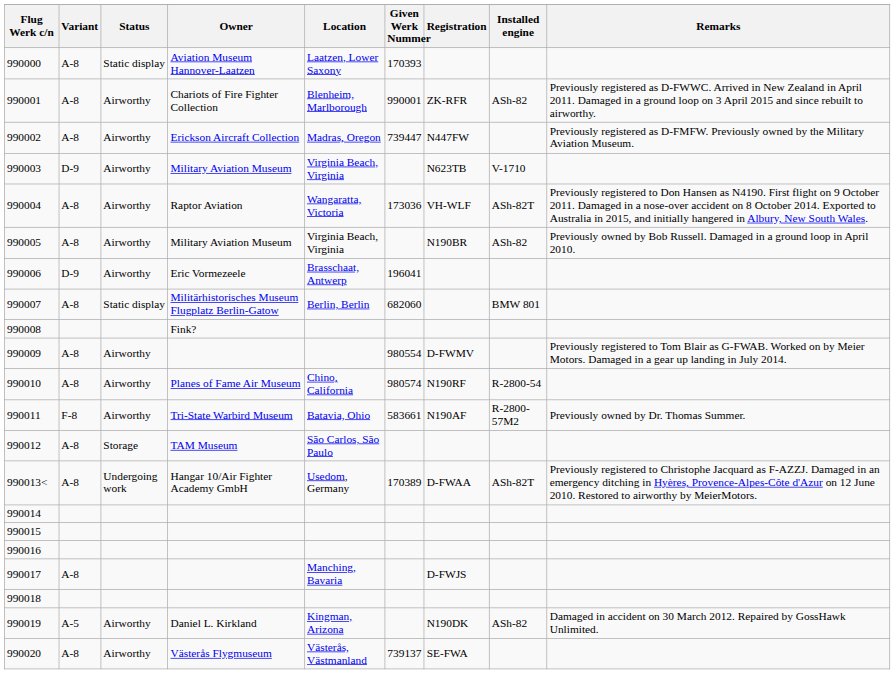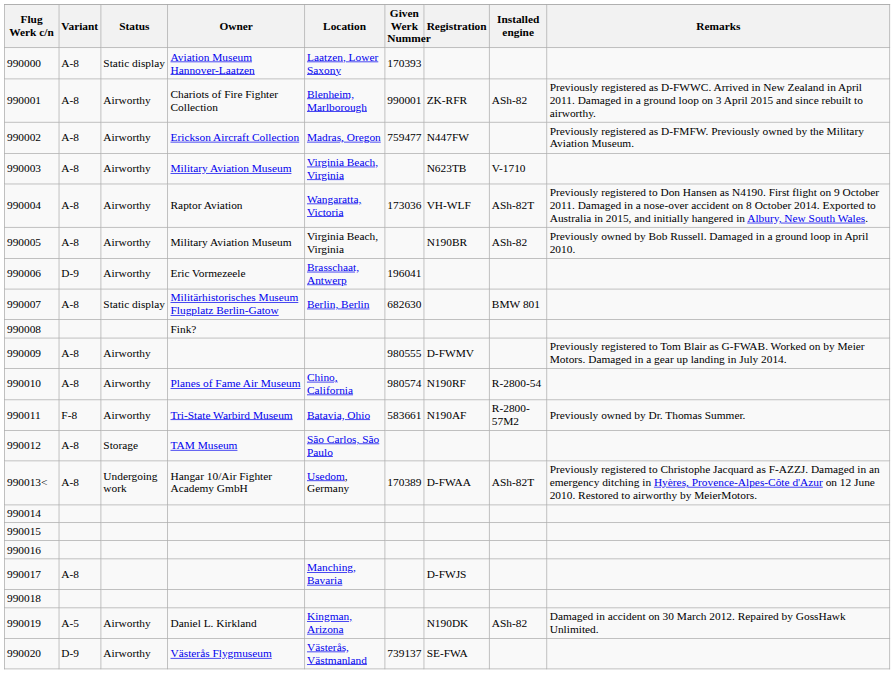(404, 137) 739447 -> (404, 137) 759477
(70, 168) D-9 -> (70, 168) A-8
(404, 304) 682060 -> (404, 304) 682630
(404, 353) 980554 -> (404, 353) 980555
(70, 653) A-8 -> (70, 653) D-9
